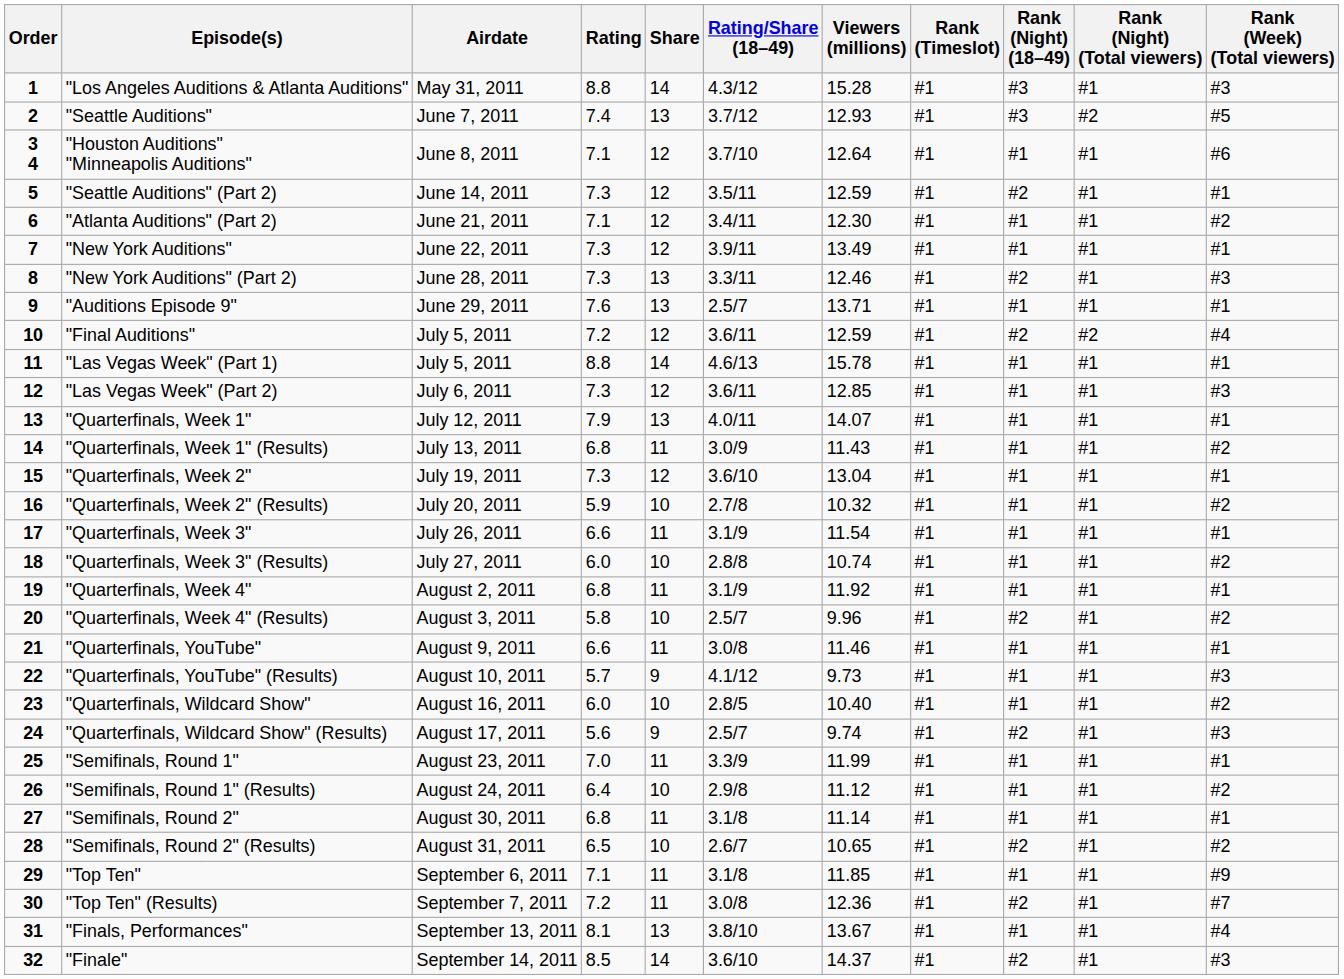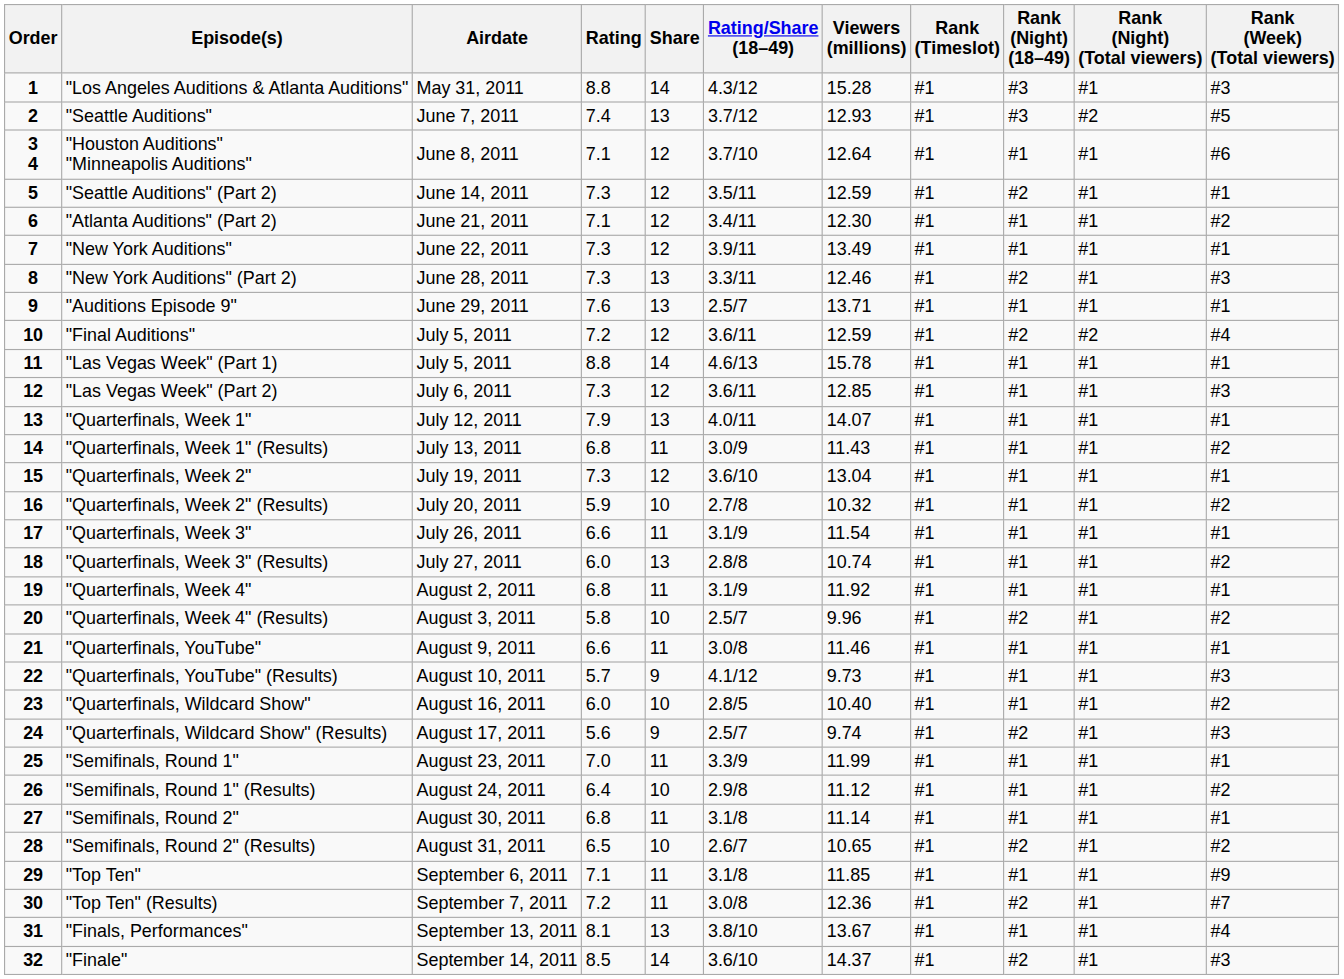(660, 562) 10 -> (660, 562) 13
